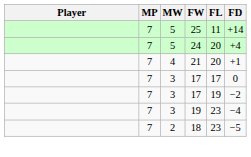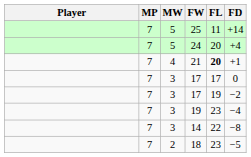(216, 62) normal -> (216, 62) bold
+ row: (173, 128)
